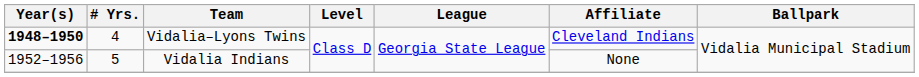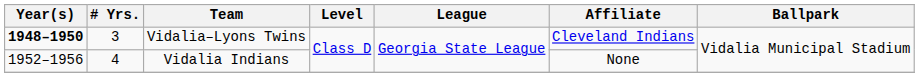(115, 39) 4 -> (115, 39) 3
(115, 61) 5 -> (115, 61) 4
